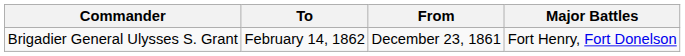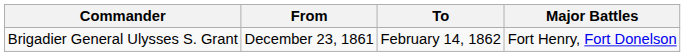columns swapped: (436, 16) <-> (305, 16)
